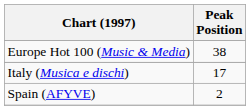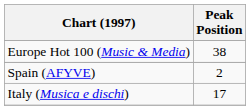rows swapped: (68, 72) <-> (51, 94)
